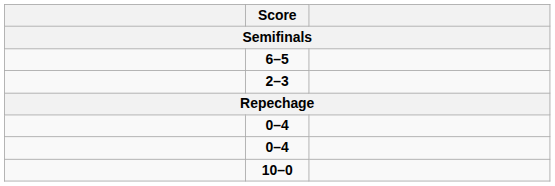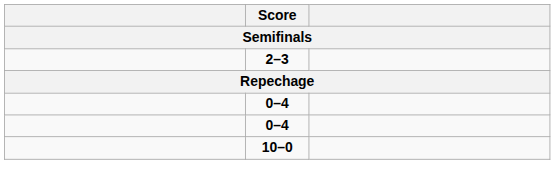- row: (125, 60)
